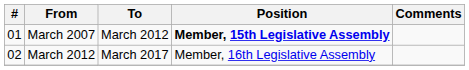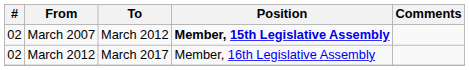(14, 34) 01 -> (14, 34) 02
